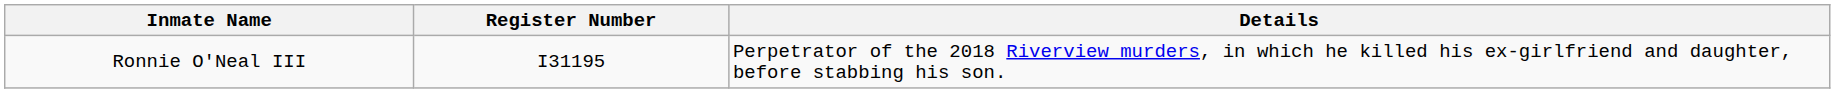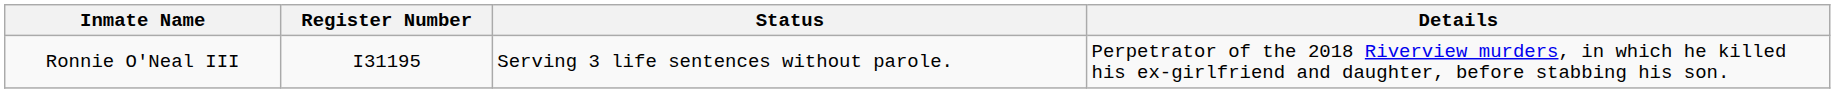+ column: (790, 20)
